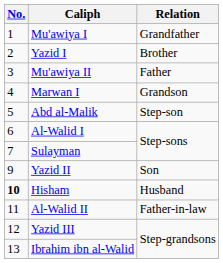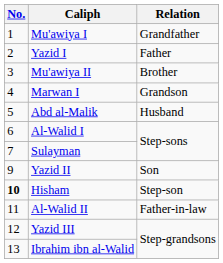(159, 53) Brother -> (155, 53) Father
(155, 72) Father -> (159, 72) Brother
(161, 111) Step-son -> (162, 111) Husband
(162, 190) Husband -> (161, 190) Step-son
